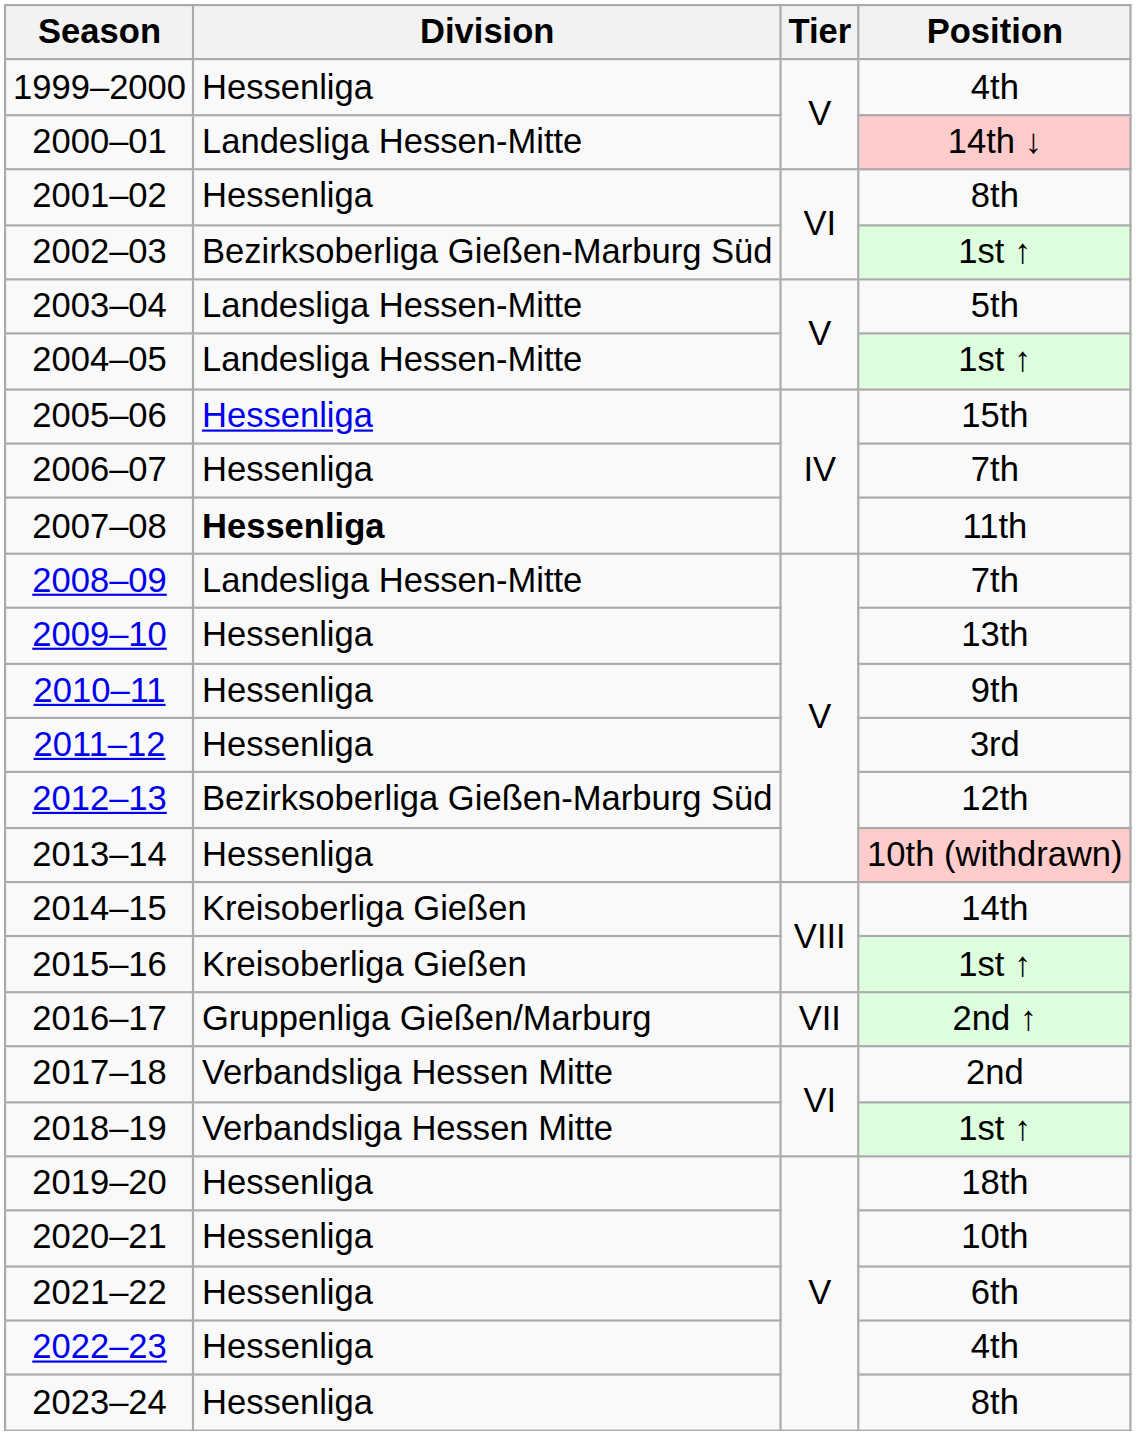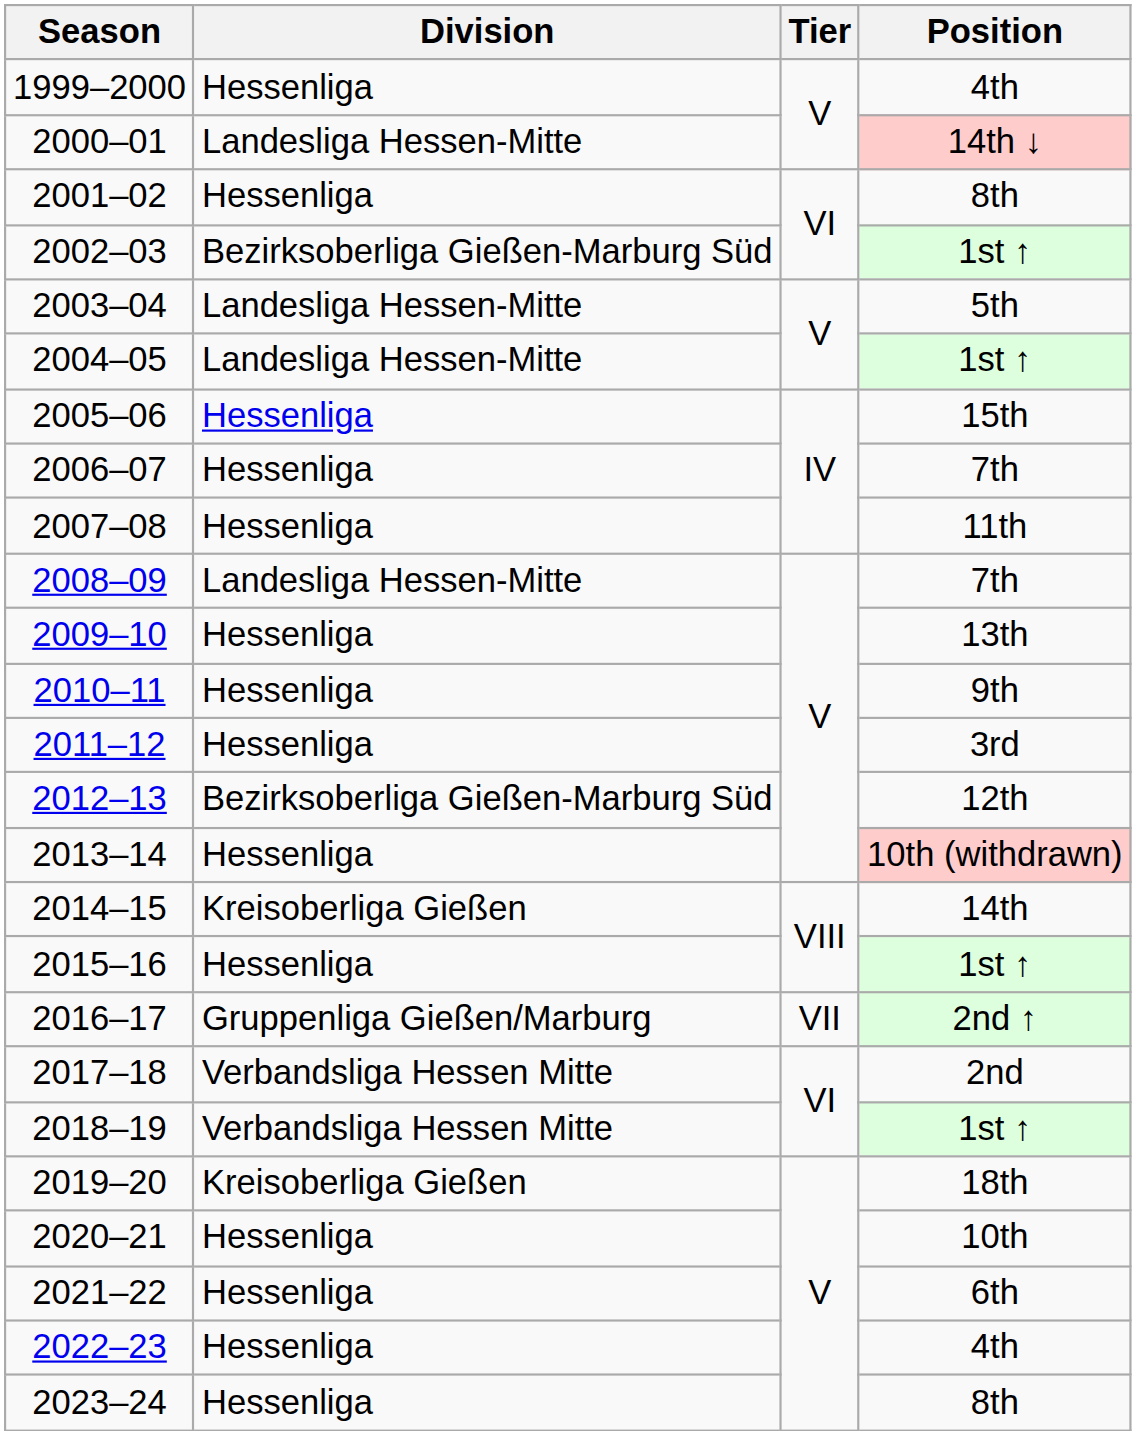(293, 525) bold -> (287, 525) normal
(364, 963) Kreisoberliga Gießen -> (287, 963) Hessenliga
(287, 1182) Hessenliga -> (364, 1182) Kreisoberliga Gießen
